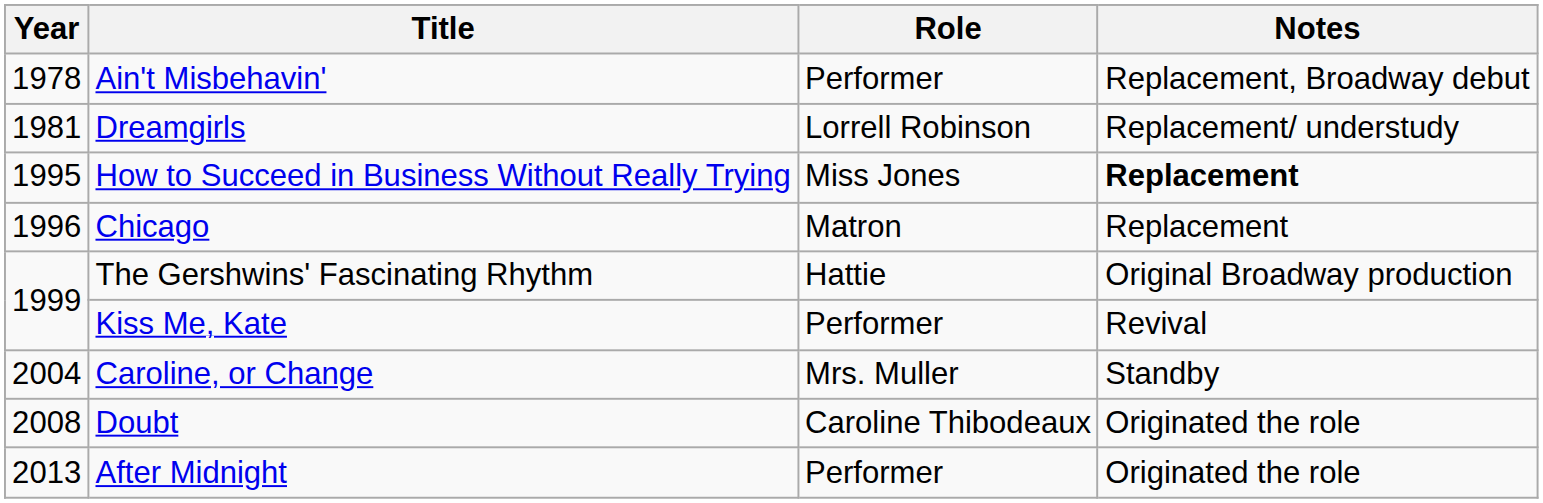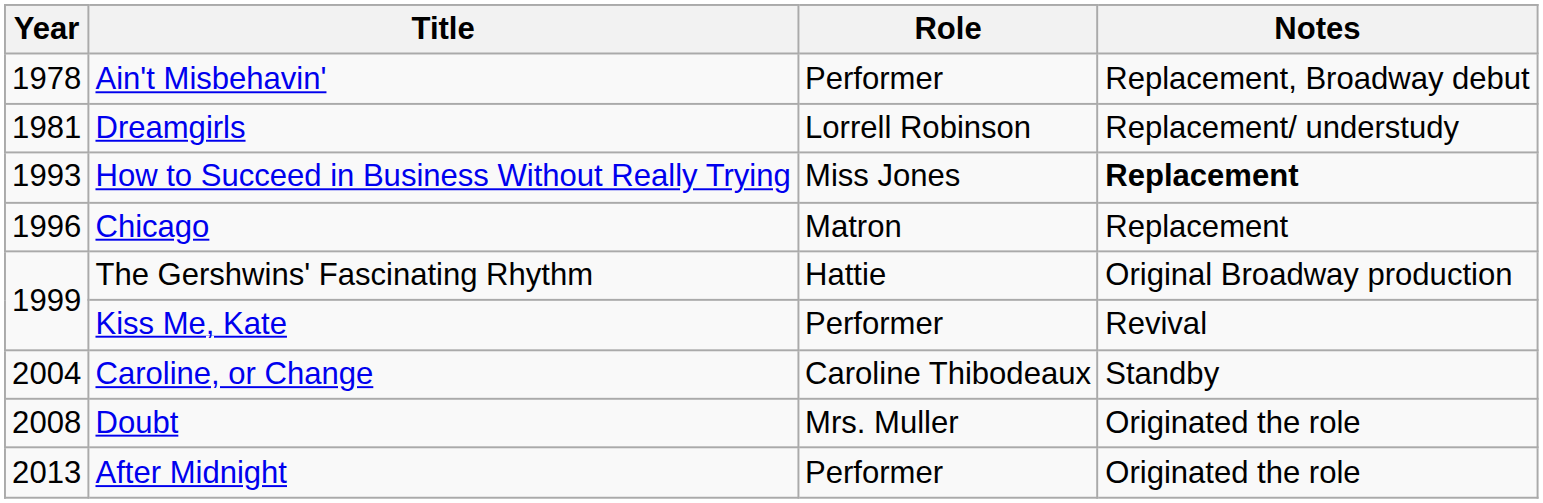(47, 176) 1995 -> (47, 176) 1993
(882, 373) Mrs. Muller -> (948, 373) Caroline Thibodeaux
(948, 422) Caroline Thibodeaux -> (882, 422) Mrs. Muller
